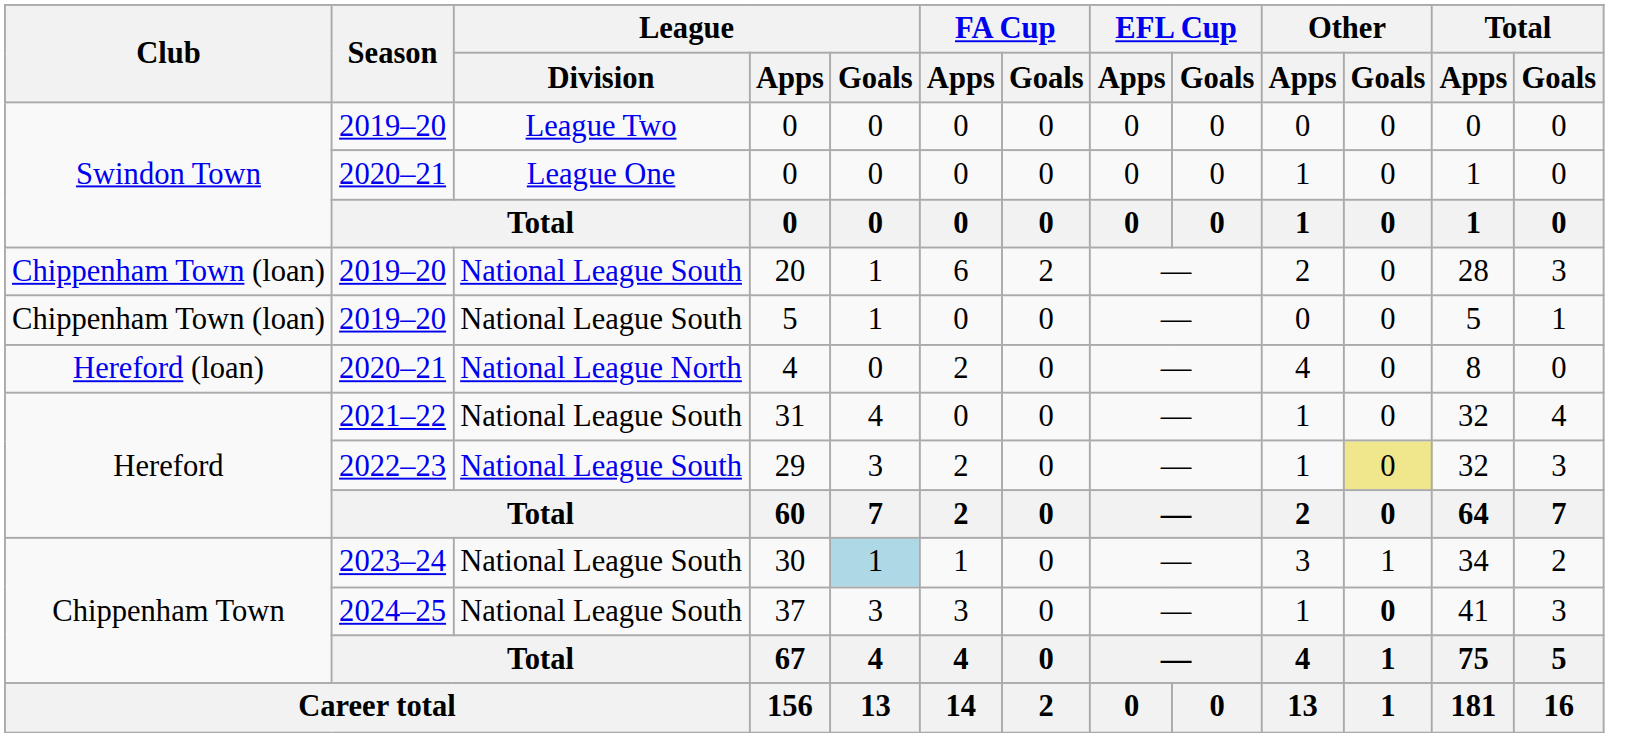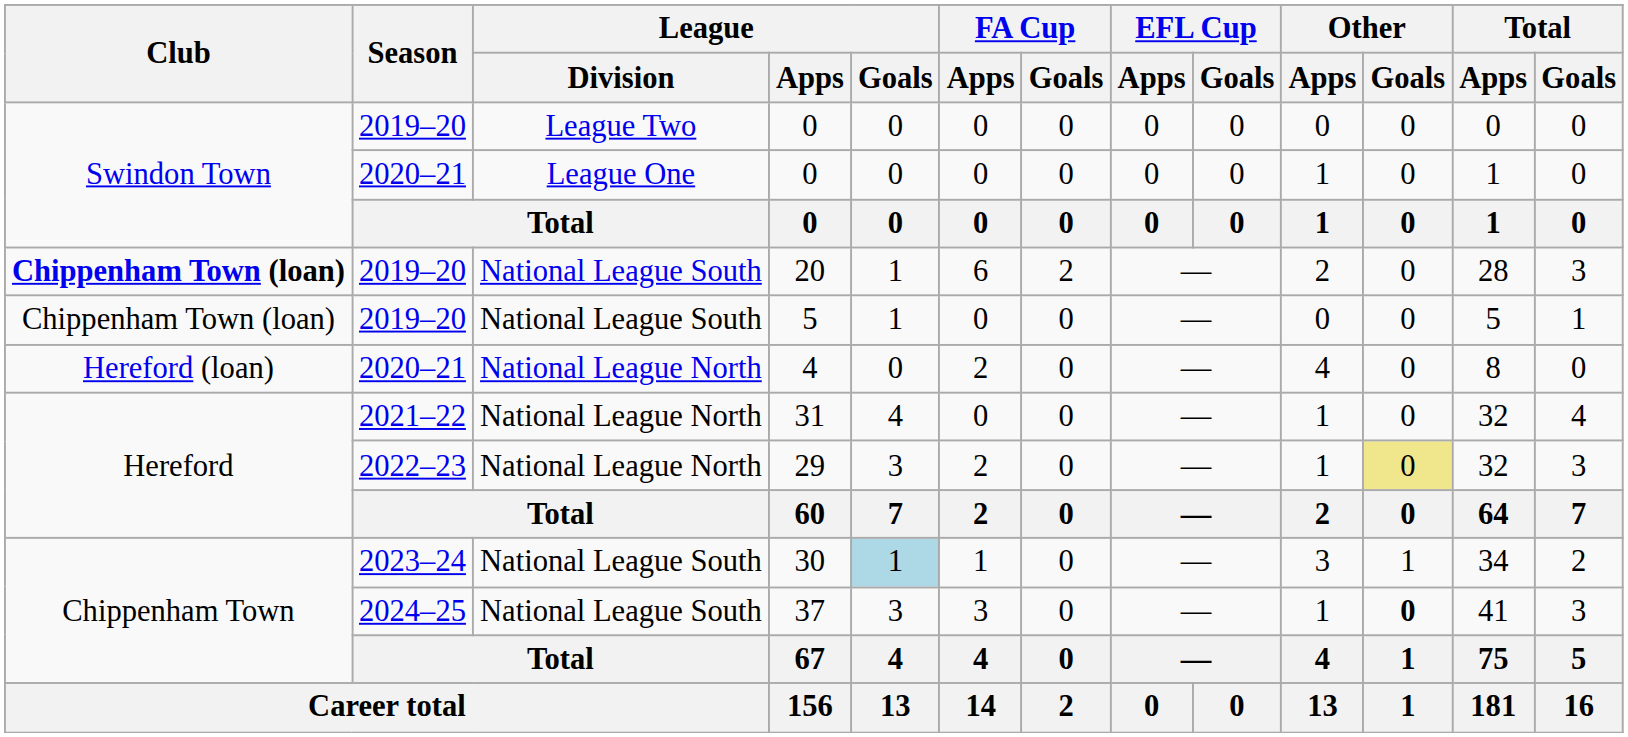(169, 271) normal -> (178, 271) bold
(601, 416) National League South -> (621, 416) National League North
(601, 464) National League South -> (621, 464) National League North
